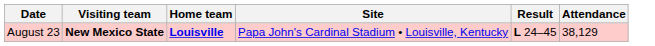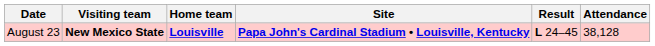(373, 32) normal -> (384, 32) bold
(580, 32) 38,129 -> (601, 32) 38,128
